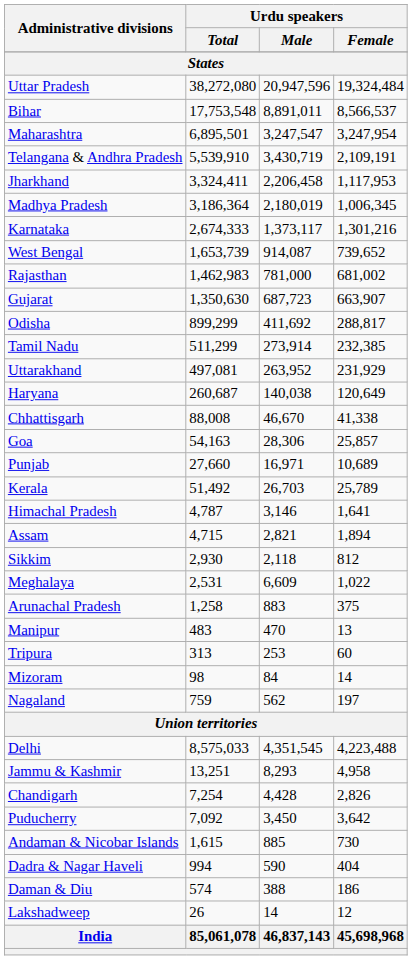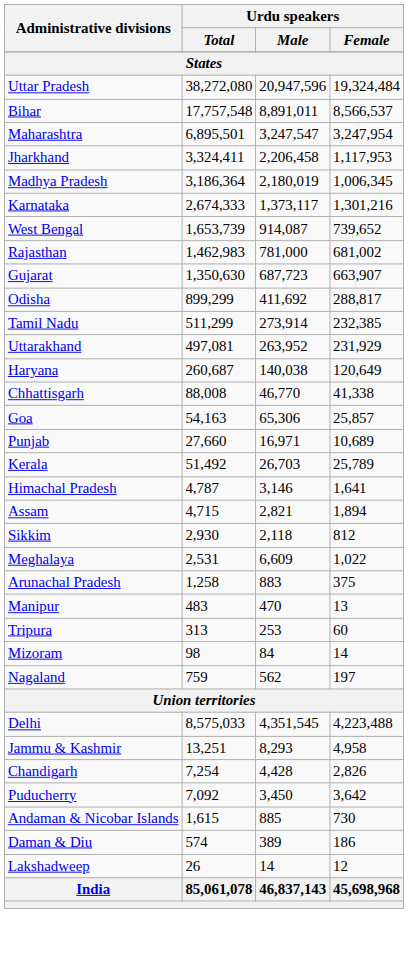(223, 110) 17,753,548 -> (219, 110) 17,757,548
- row: (95, 157)
(284, 417) 46,670 -> (280, 393) 46,770
(284, 441) 28,306 -> (280, 417) 65,306
- row: (75, 865)
(274, 889) 388 -> (270, 842) 389
